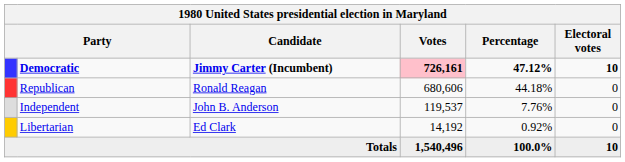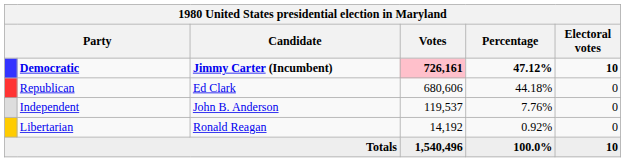(230, 88) Ronald Reagan -> (214, 88) Ed Clark
(214, 127) Ed Clark -> (230, 127) Ronald Reagan
